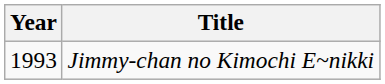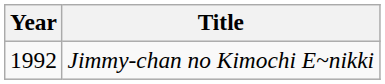(33, 60) 1993 -> (33, 60) 1992
